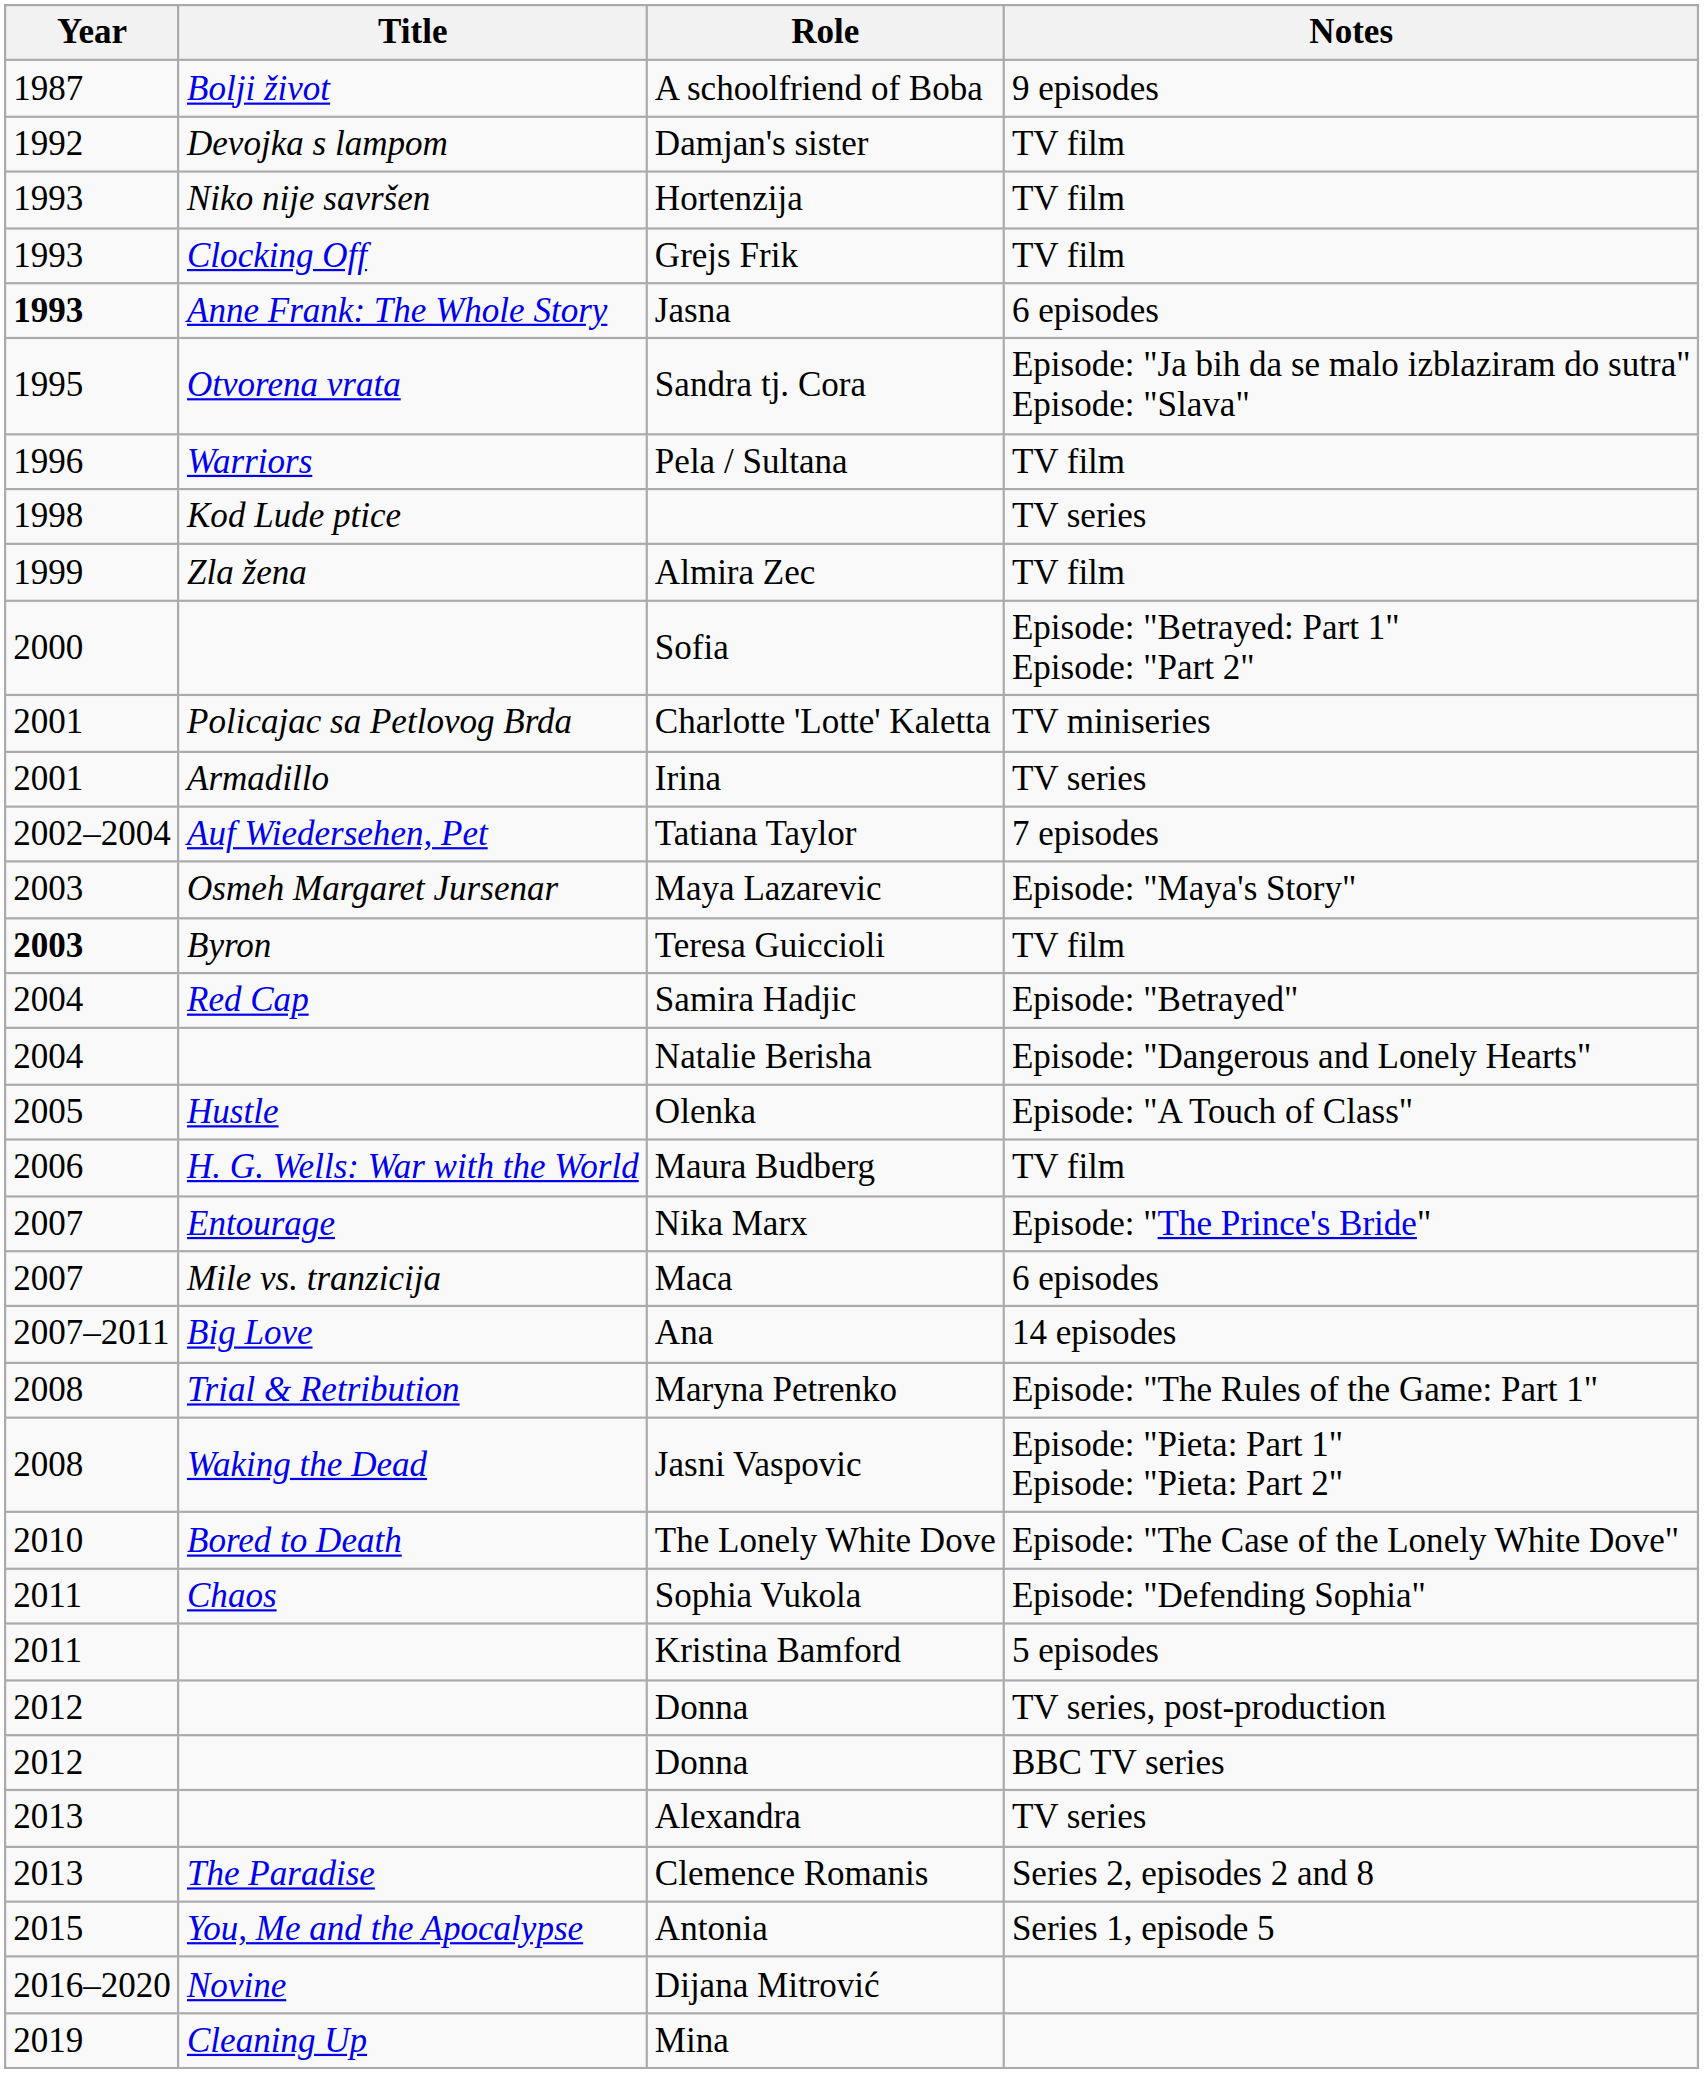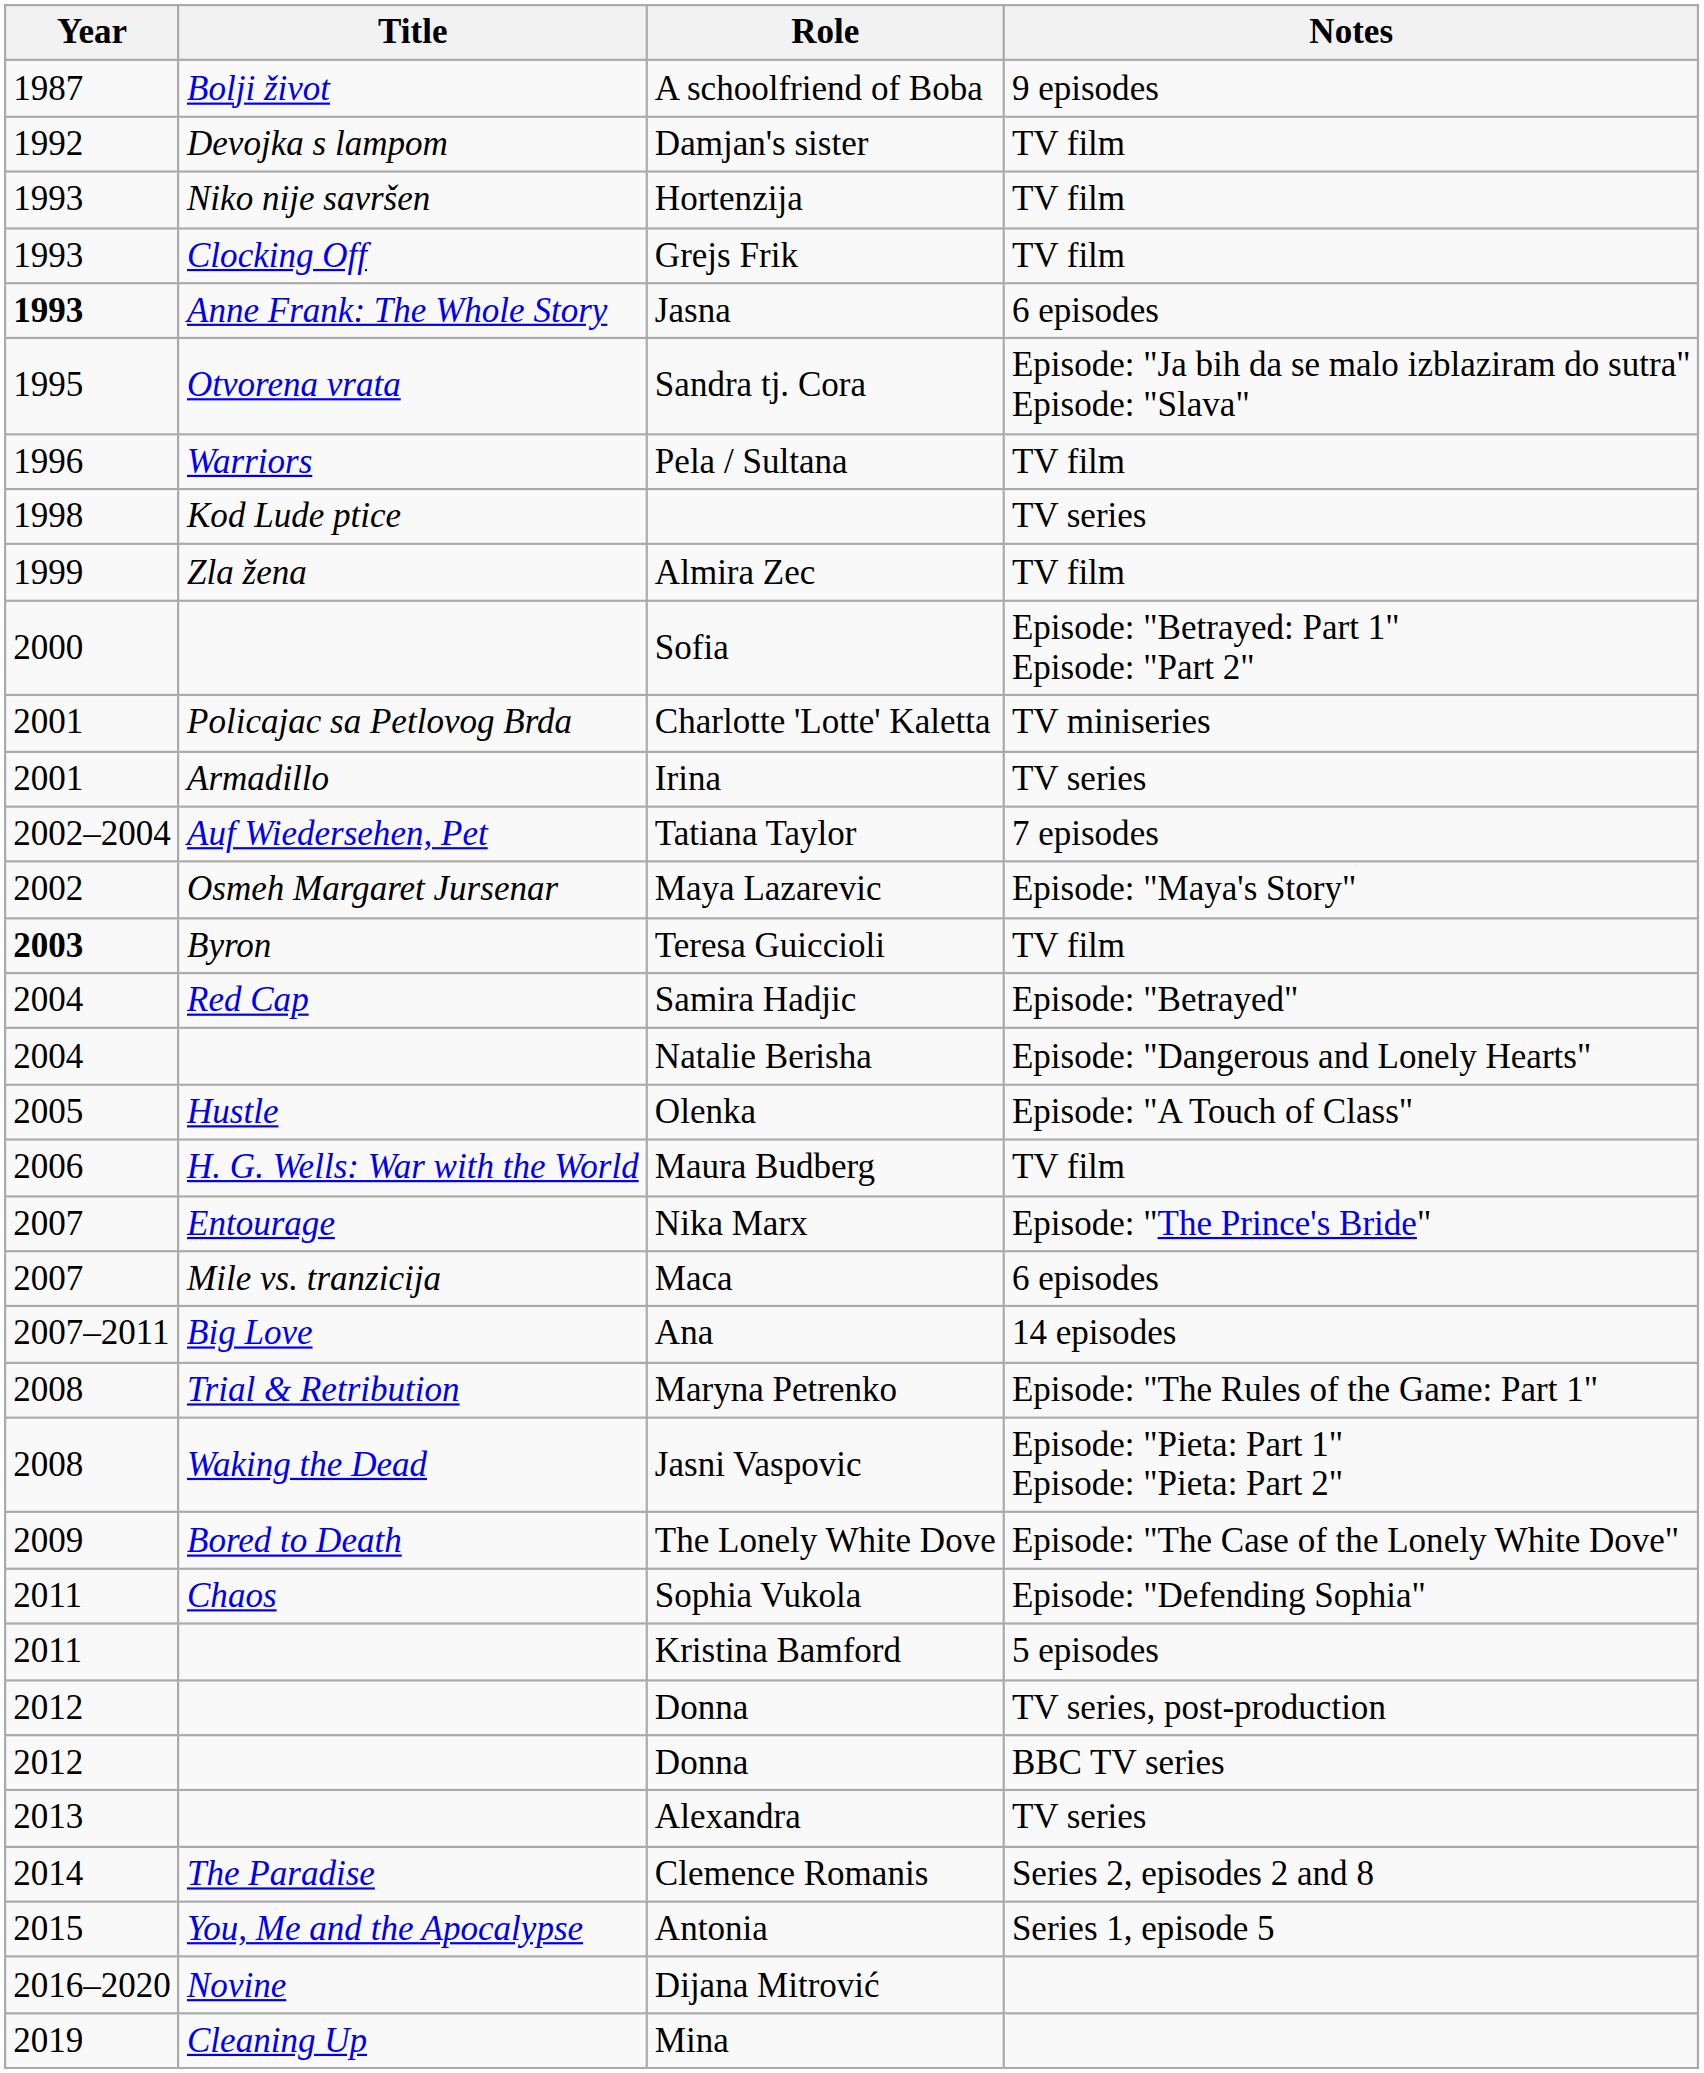(48, 889) 2003 -> (48, 889) 2002
(48, 1539) 2010 -> (48, 1539) 2009
(48, 1873) 2013 -> (48, 1873) 2014
